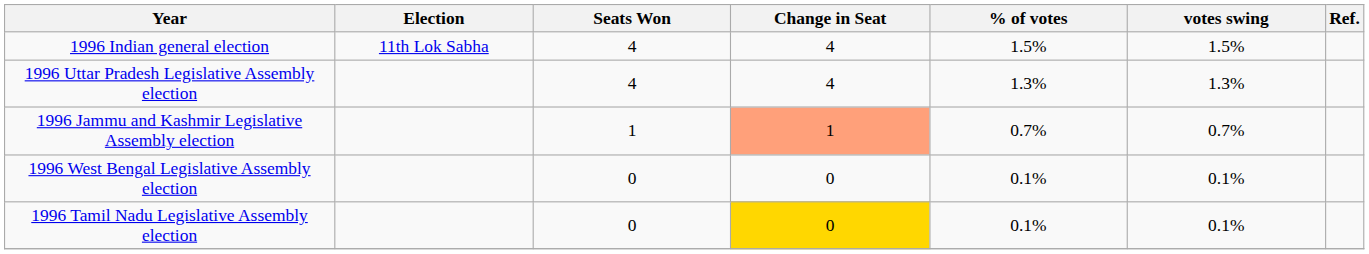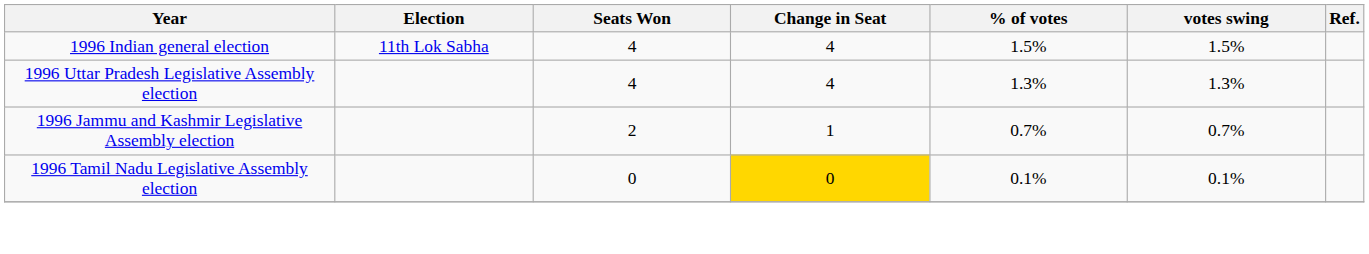(632, 130) 1 -> (632, 130) 2
(830, 130) lightsalmon background -> (830, 130) no background
- row: (170, 178)
